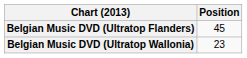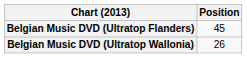(219, 45) 23 -> (219, 45) 26
